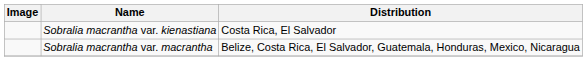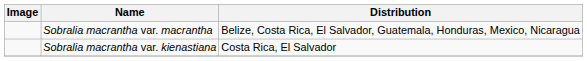rows swapped: (130, 30) <-> (128, 47)
